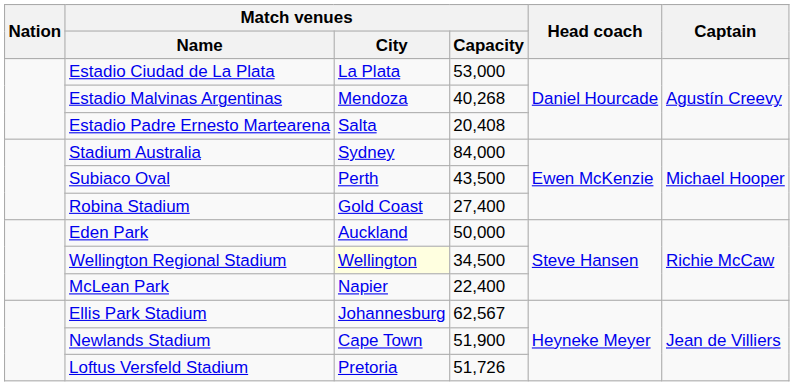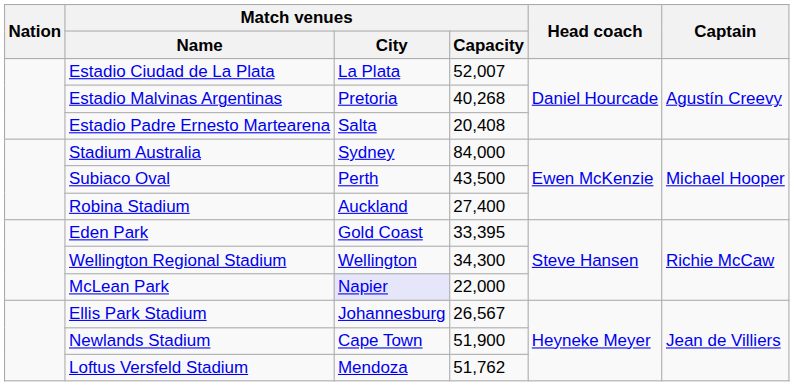(479, 71) 53,000 -> (479, 71) 52,007
(373, 98) Mendoza -> (368, 98) Pretoria
(380, 206) Gold Coast -> (373, 206) Auckland
(373, 233) Auckland -> (380, 233) Gold Coast
(479, 233) 50,000 -> (479, 233) 33,395
(377, 260) lightyellow background -> (377, 260) no background
(479, 260) 34,500 -> (479, 260) 34,300
(363, 286) no background -> (363, 286) lavender background
(479, 286) 22,400 -> (479, 286) 22,000
(479, 313) 62,567 -> (479, 313) 26,567
(368, 367) Pretoria -> (373, 367) Mendoza
(479, 367) 51,726 -> (479, 367) 51,762
